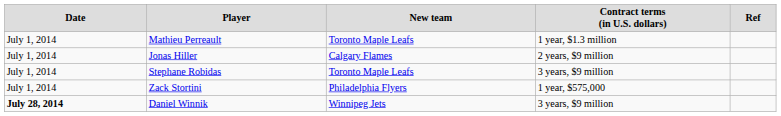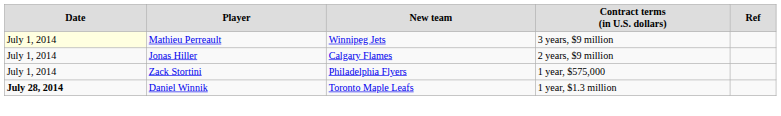(31, 39) no background -> (31, 39) lightyellow background
(371, 39) Toronto Maple Leafs -> (357, 39) Winnipeg Jets
(577, 39) 1 year, $1.3 million -> (575, 39) 3 years, $9 million
- row: (185, 71)
(357, 103) Winnipeg Jets -> (371, 87) Toronto Maple Leafs
(575, 103) 3 years, $9 million -> (577, 87) 1 year, $1.3 million
